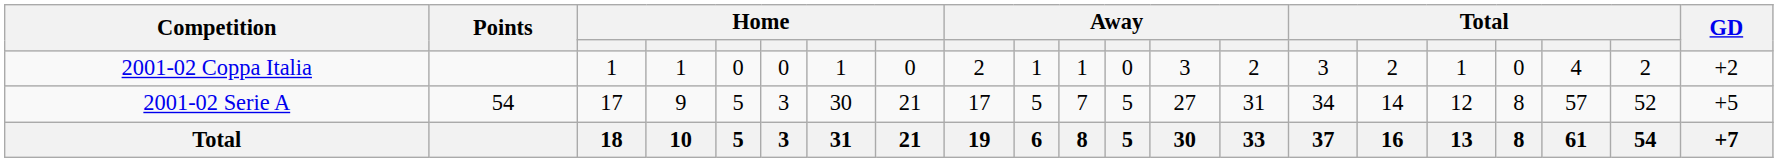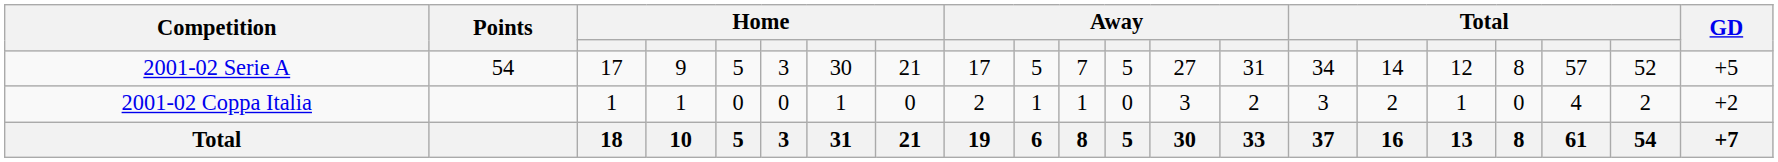rows swapped: (217, 103) <-> (217, 68)
